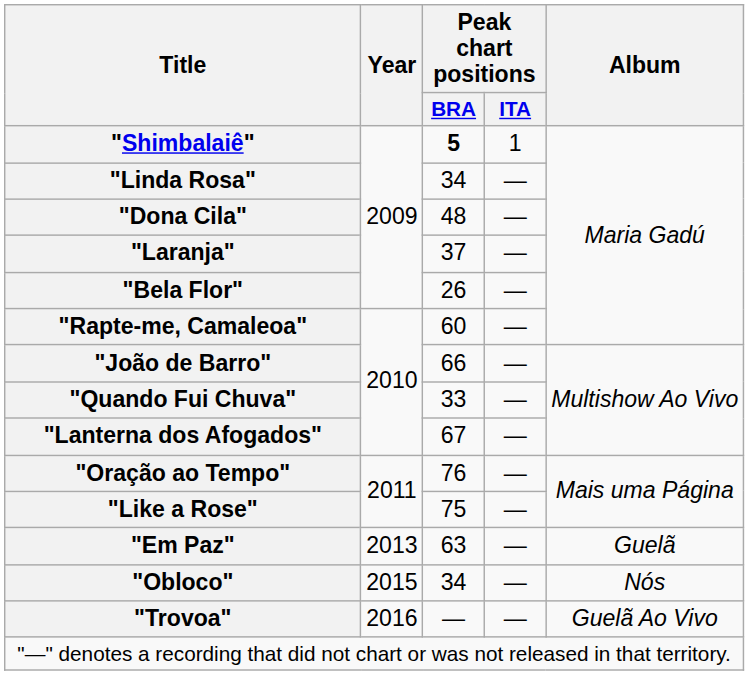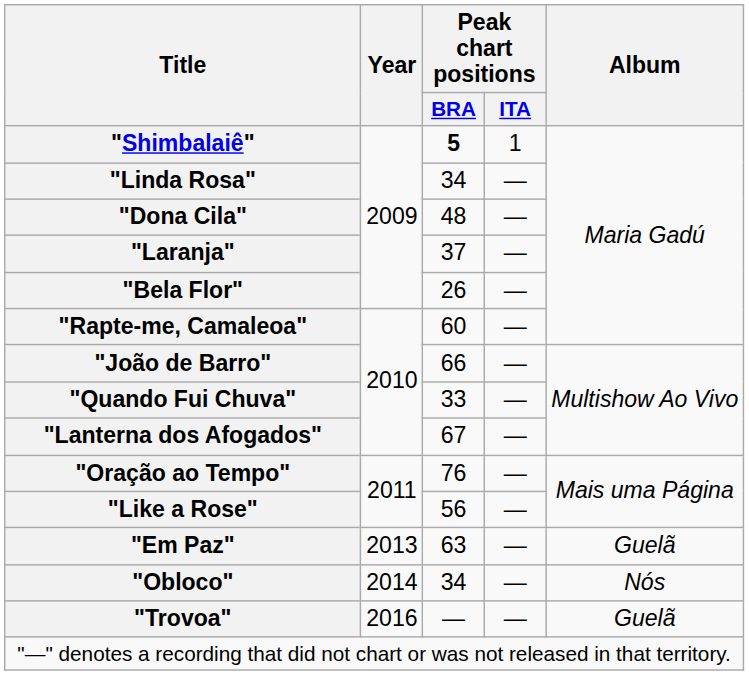(454, 509) 75 -> (454, 509) 56
(392, 582) 2015 -> (392, 582) 2014
(645, 618) Guelã Ao Vivo -> (645, 618) Guelã
